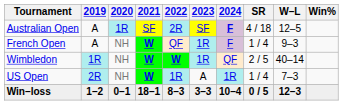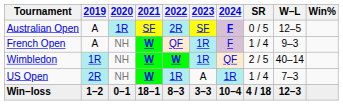(259, 28) 4 / 18 -> (259, 28) 0 / 5
(259, 92) 0 / 5 -> (259, 92) 4 / 18
